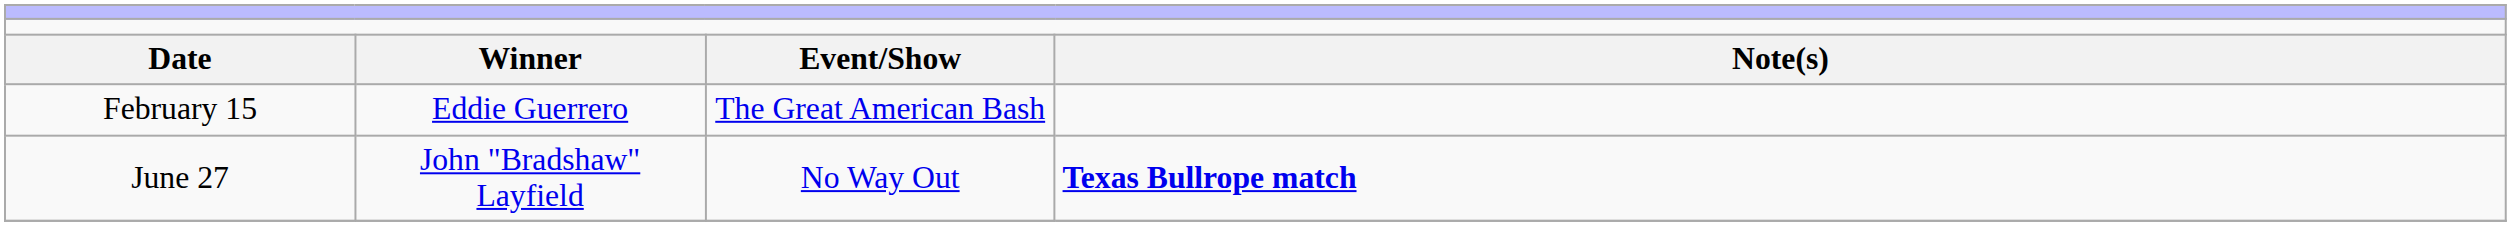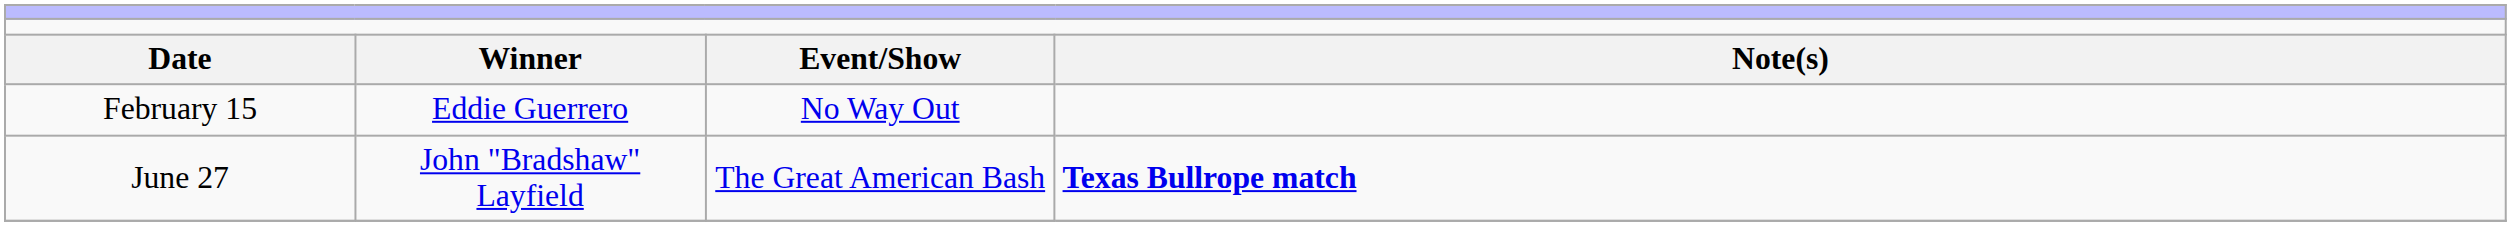(880, 109) The Great American Bash -> (880, 109) No Way Out
(880, 177) No Way Out -> (880, 177) The Great American Bash
